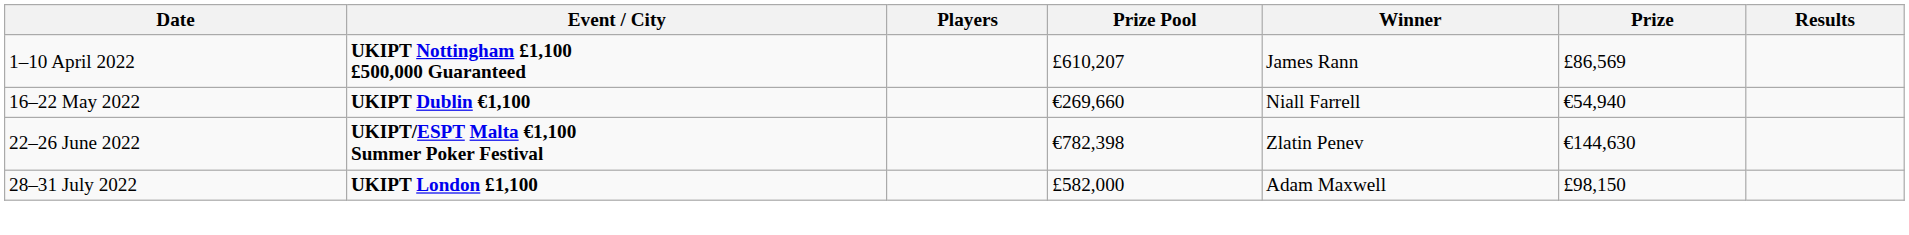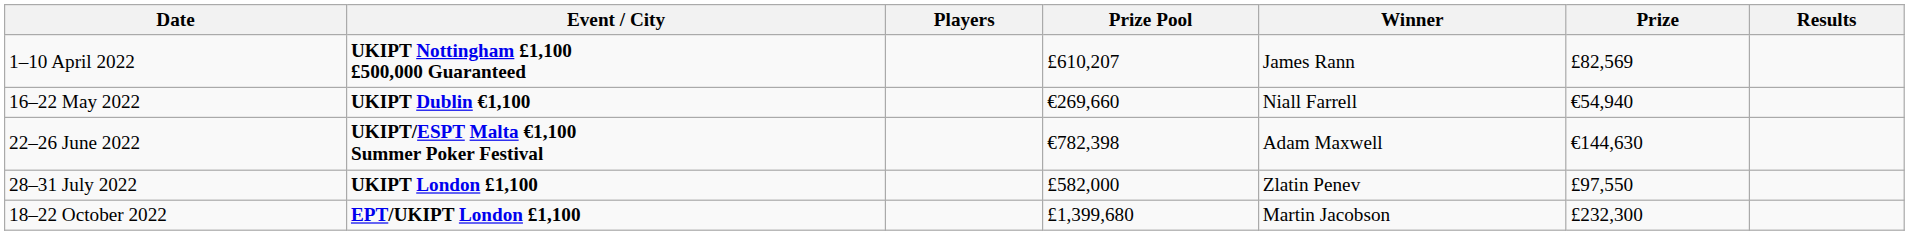(1595, 60) £86,569 -> (1602, 60) £82,569
(1315, 143) Zlatin Penev -> (1323, 143) Adam Maxwell
(1326, 184) Adam Maxwell -> (1311, 184) Zlatin Penev
(1595, 184) £98,150 -> (1602, 184) £97,550
+ row: (88, 215)
